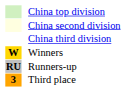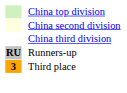- row: (43, 52)
